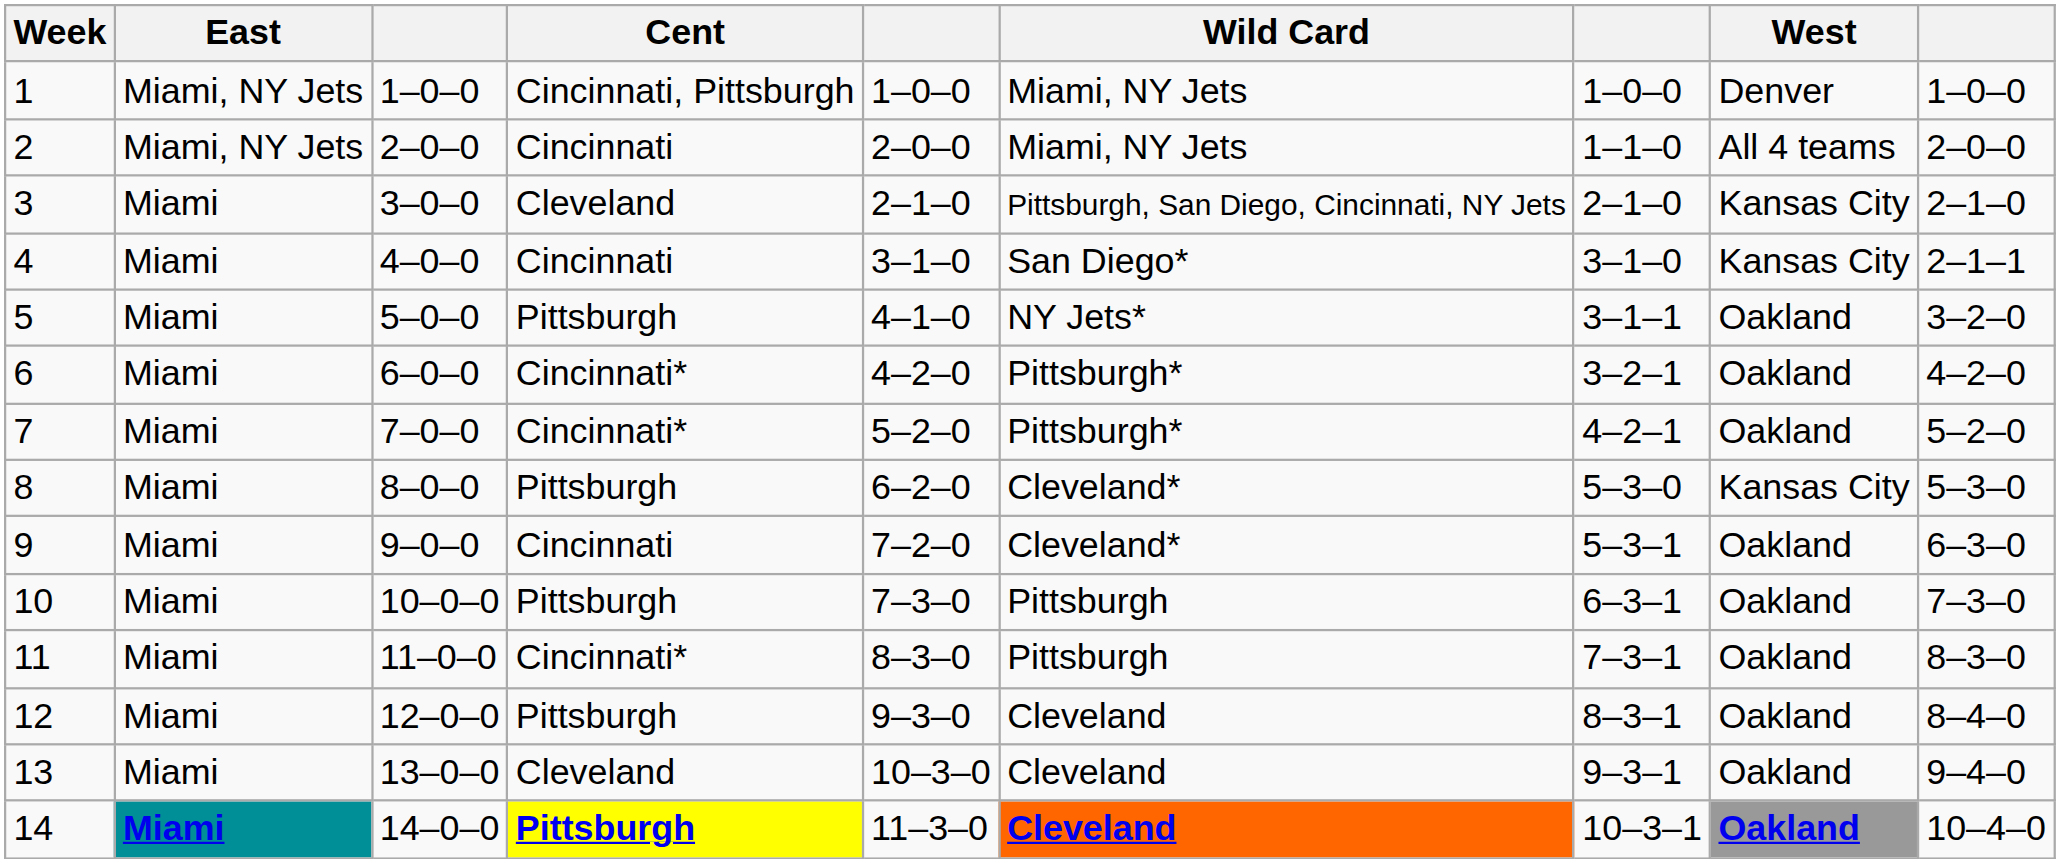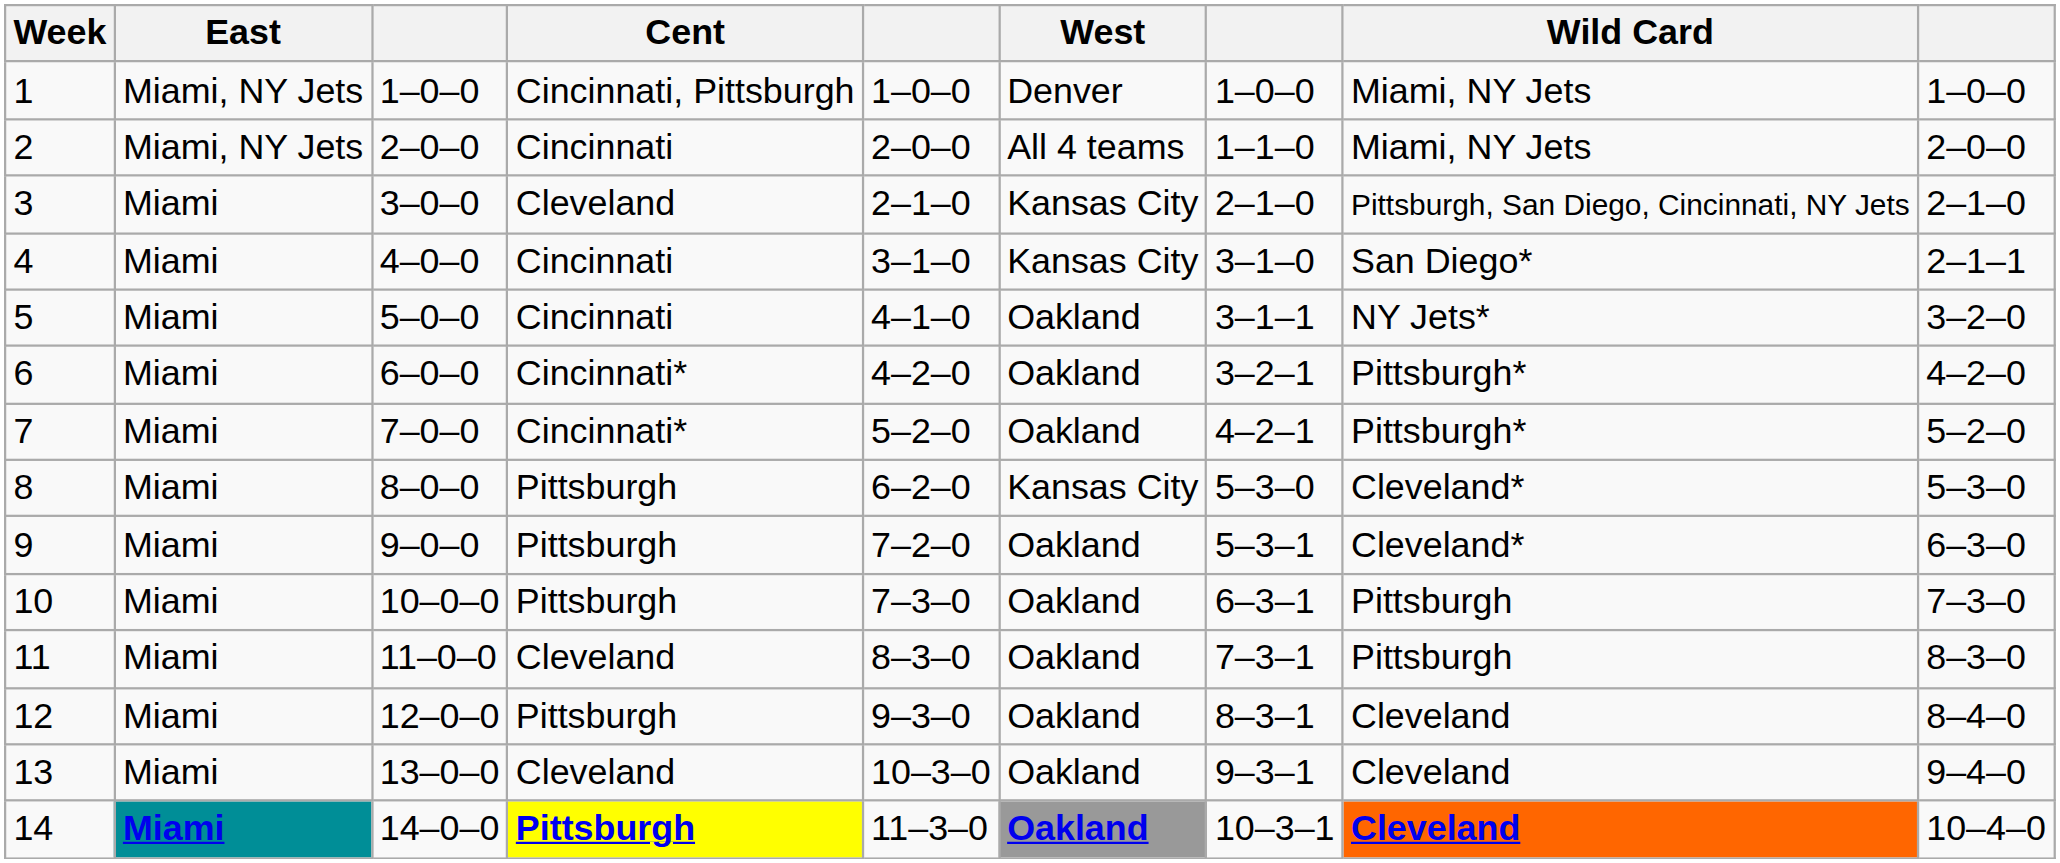columns swapped: (1814, 32) <-> (1286, 32)
(597, 317) Pittsburgh -> (595, 317) Cincinnati
(595, 544) Cincinnati -> (597, 544) Pittsburgh
(602, 658) Cincinnati* -> (596, 658) Cleveland
